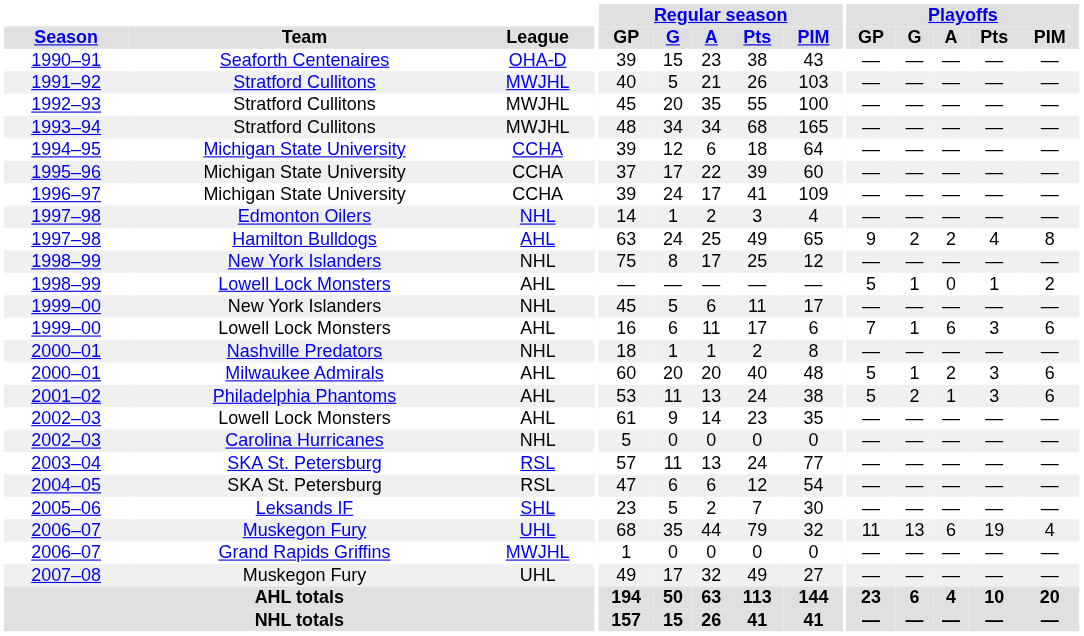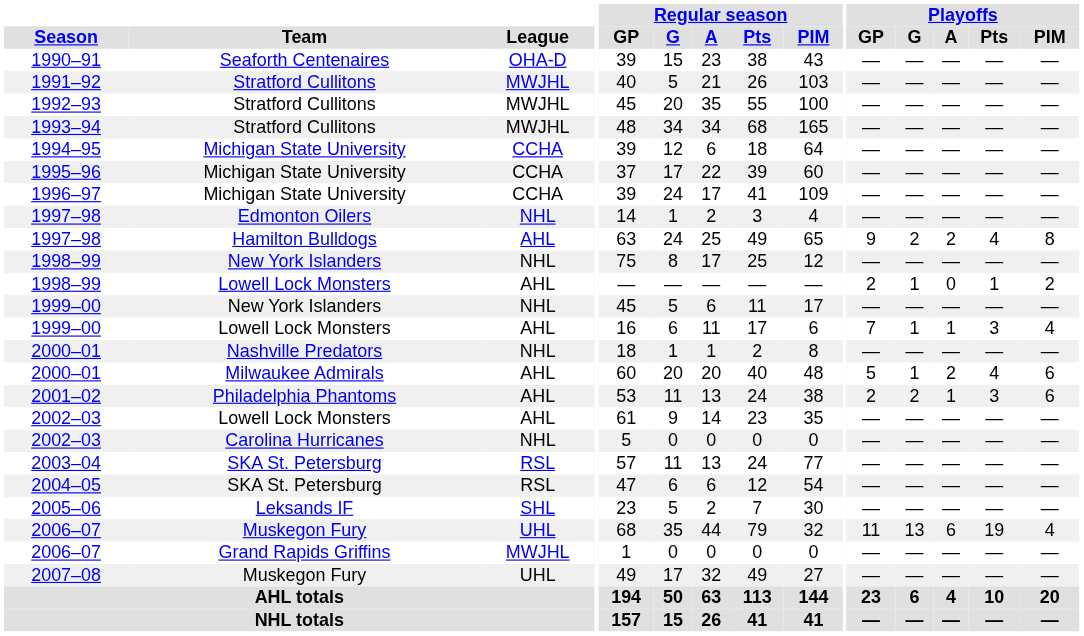(871, 283) 5 -> (871, 283) 2
(951, 328) 6 -> (951, 328) 1
(1050, 328) 6 -> (1050, 328) 4
(994, 373) 3 -> (994, 373) 4
(871, 395) 5 -> (871, 395) 2
